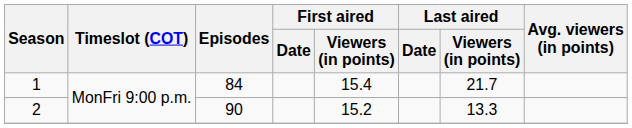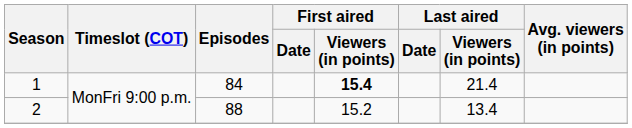(356, 85) normal -> (356, 85) bold
(482, 85) 21.7 -> (482, 85) 21.4
(234, 110) 90 -> (234, 110) 88
(482, 110) 13.3 -> (482, 110) 13.4
